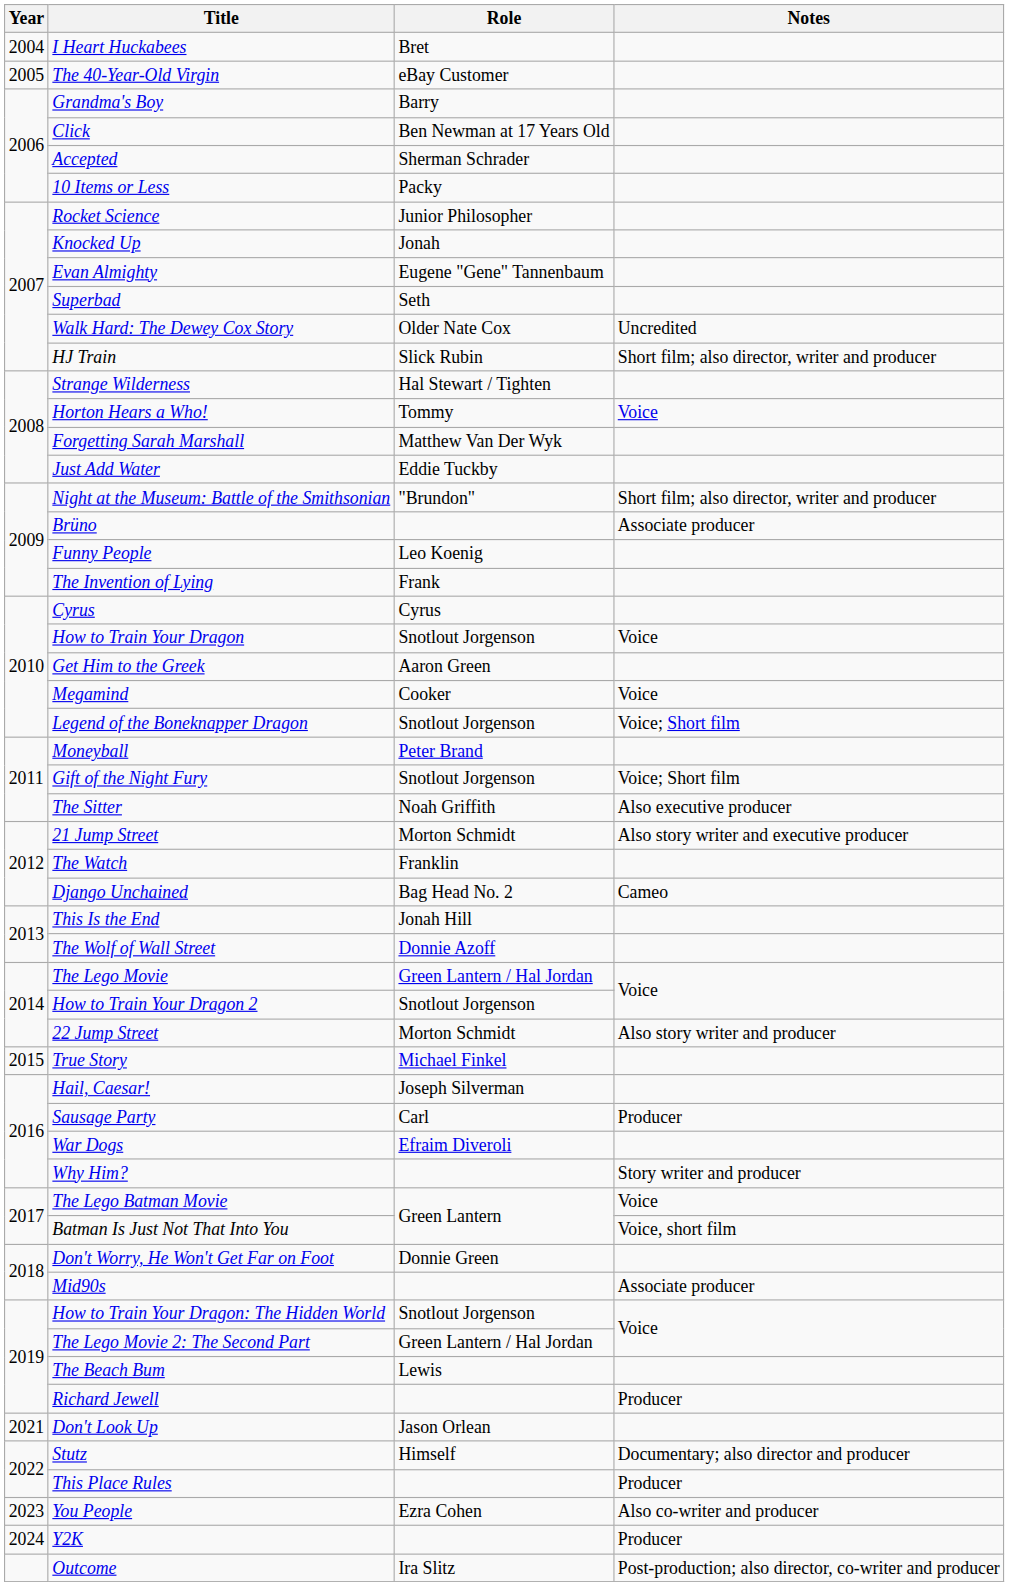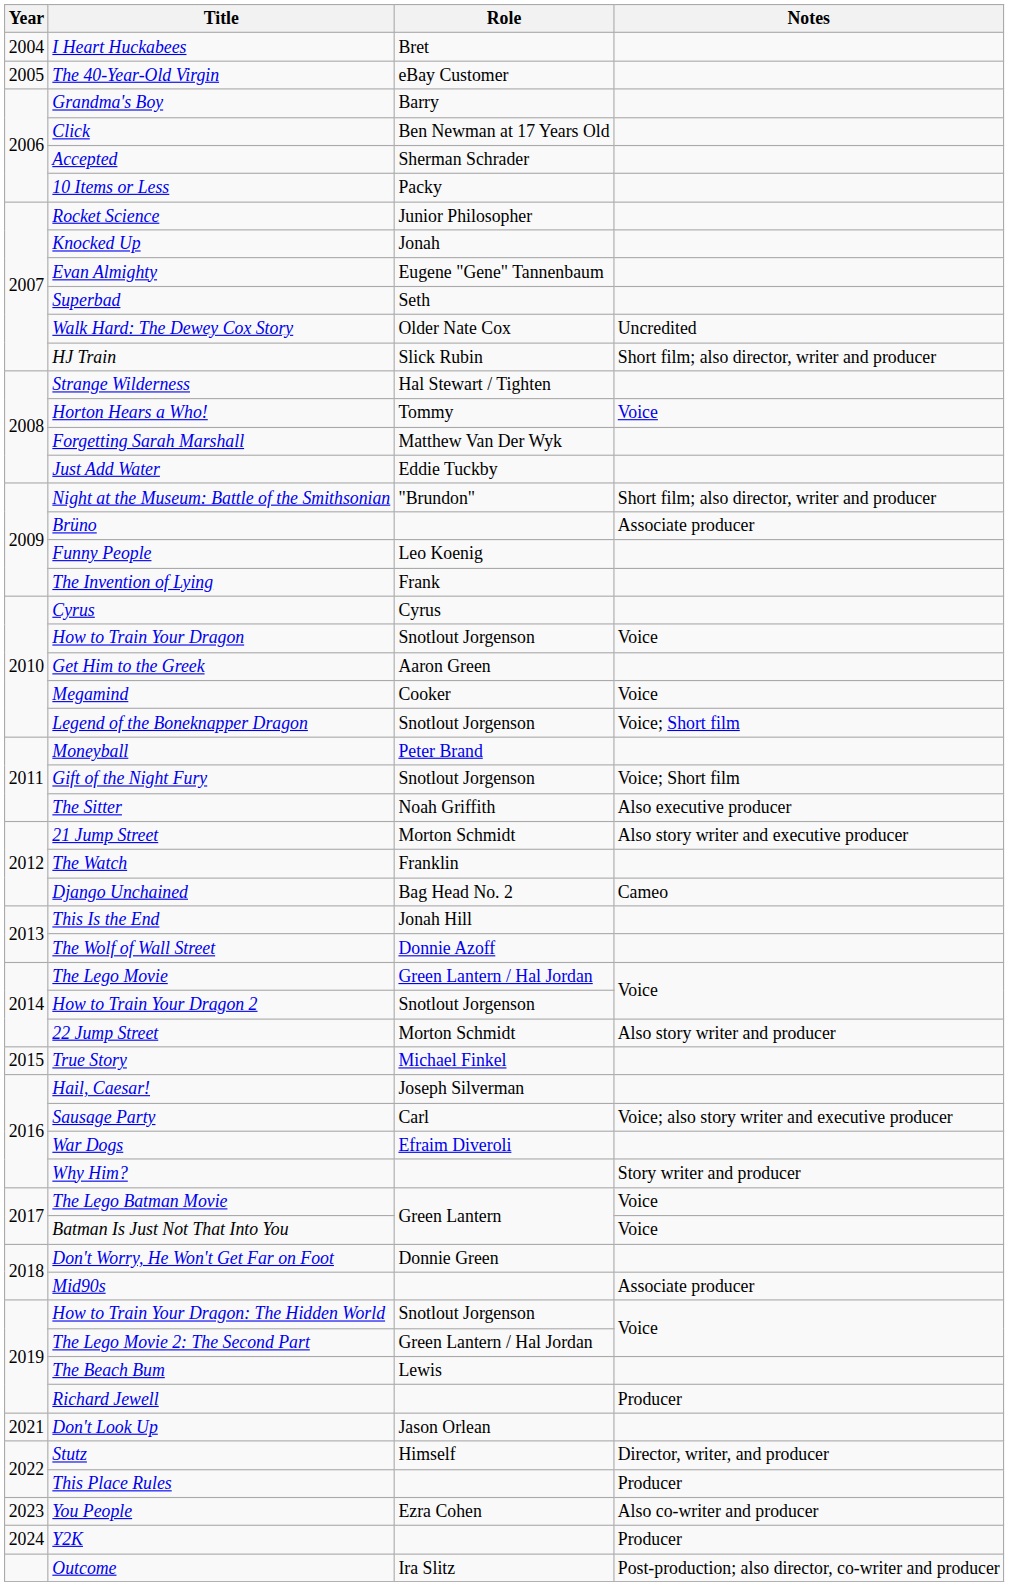(650, 1117) Producer -> (785, 1117) Voice; also story writer and executive producer
(677, 1229) Voice, short film -> (638, 1229) Voice
(764, 1455) Documentary; also director and producer -> (723, 1455) Director, writer, and producer
